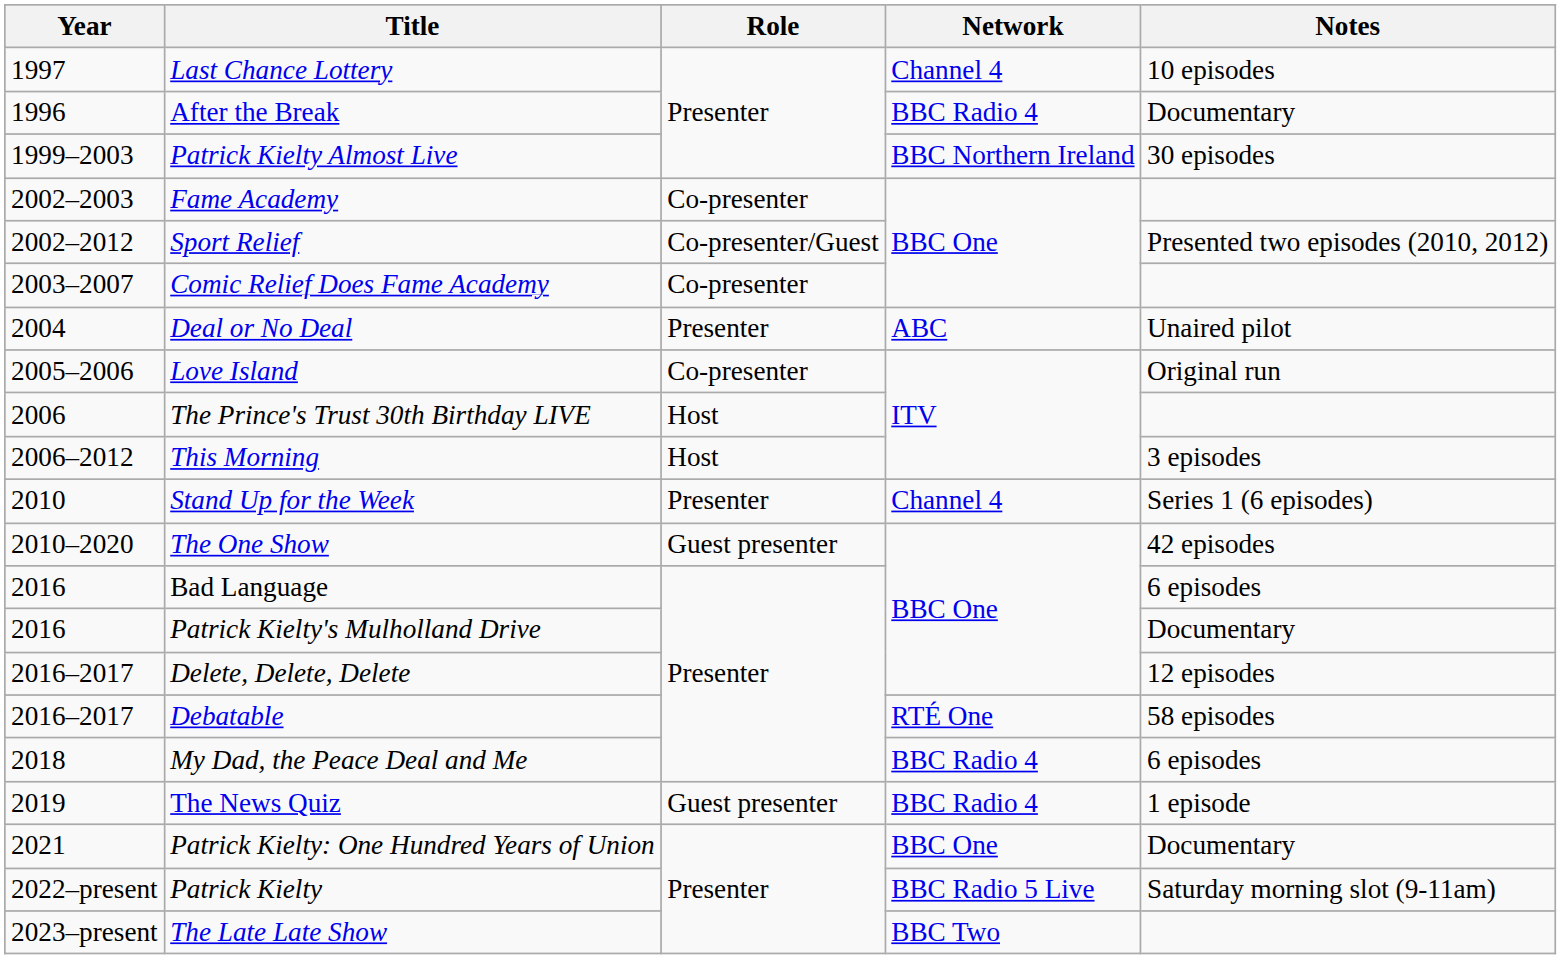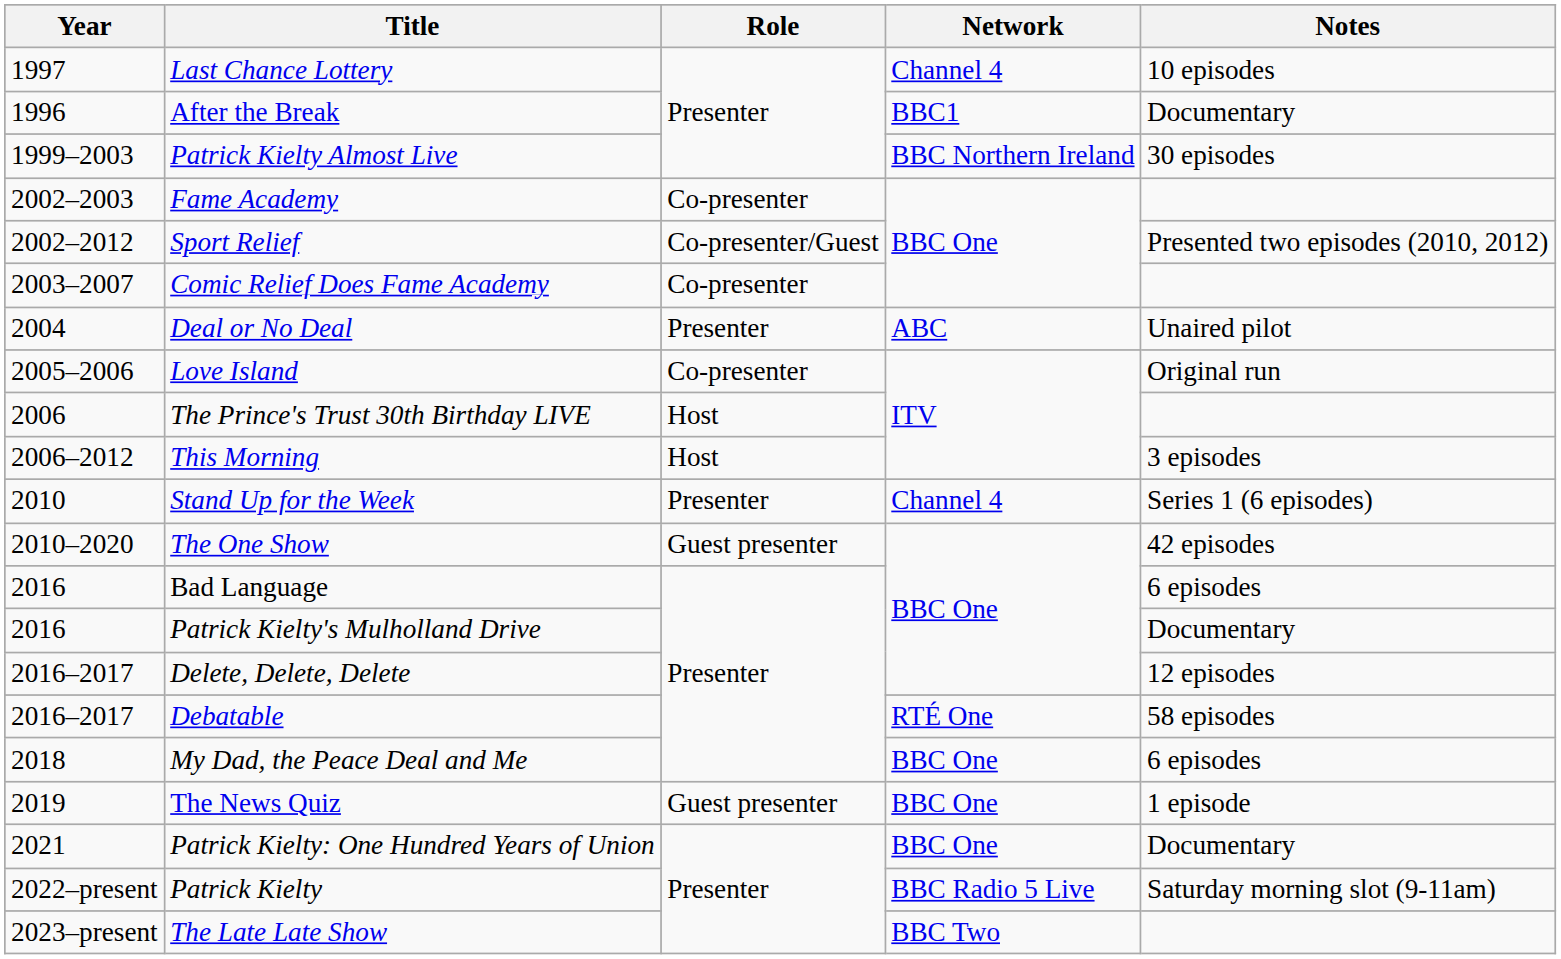(965, 112) BBC Radio 4 -> (925, 112) BBC1
(965, 759) BBC Radio 4 -> (945, 759) BBC One
(965, 802) BBC Radio 4 -> (945, 802) BBC One
